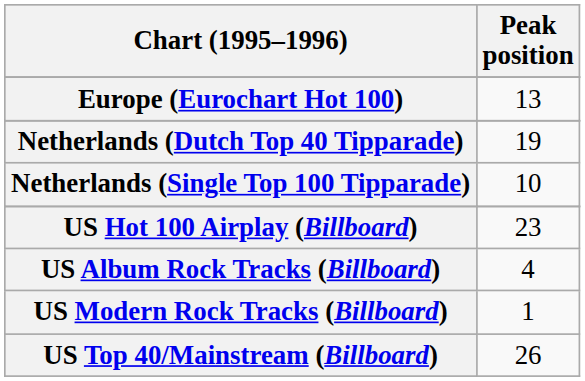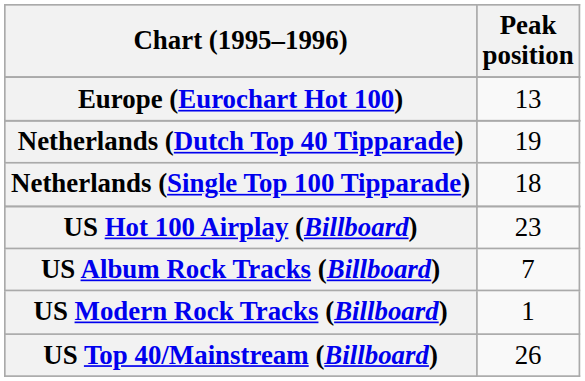(528, 183) 10 -> (528, 183) 18
(528, 269) 4 -> (528, 269) 7
